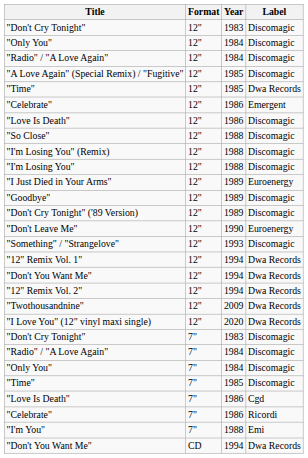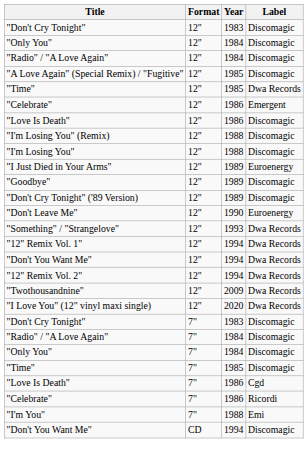- row: (28, 136)
(271, 244) Discomagic -> (274, 228) Dwa Records
(274, 445) Dwa Records -> (271, 430) Discomagic
